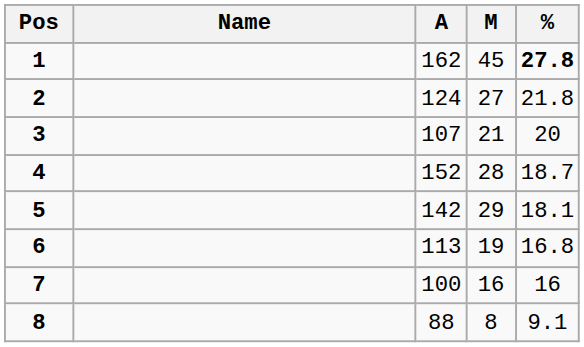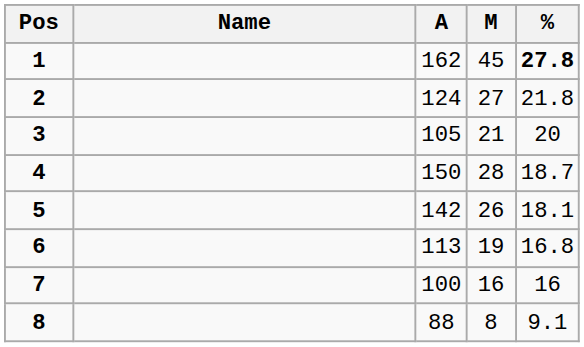(441, 135) 107 -> (441, 135) 105
(441, 173) 152 -> (441, 173) 150
(491, 210) 29 -> (491, 210) 26
